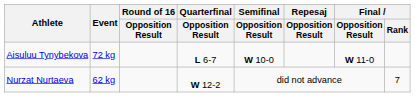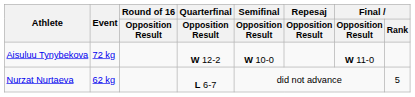(206, 60) L 6-7 -> (206, 60) W 12-2
(206, 85) W 12-2 -> (206, 85) L 6-7
(397, 80) 7 -> (397, 80) 5
